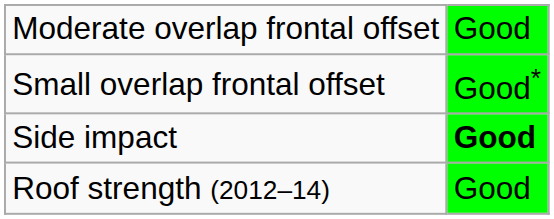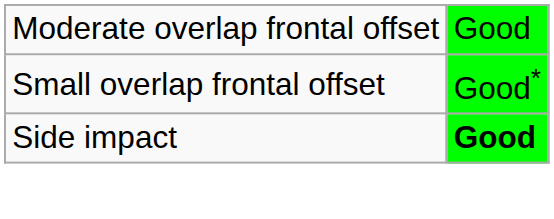- row: (171, 187)
